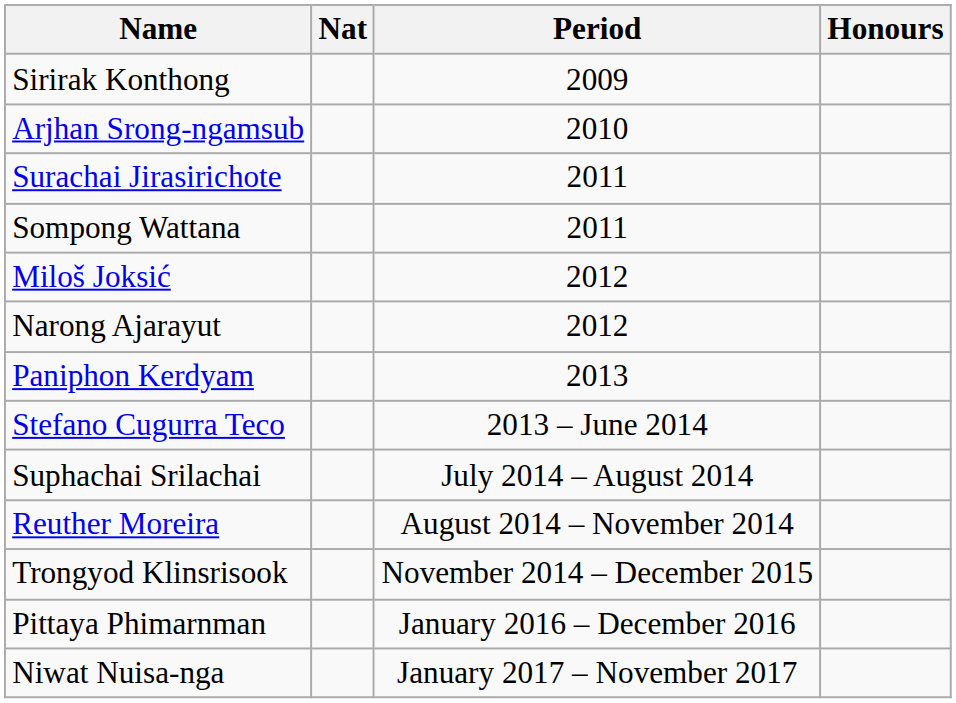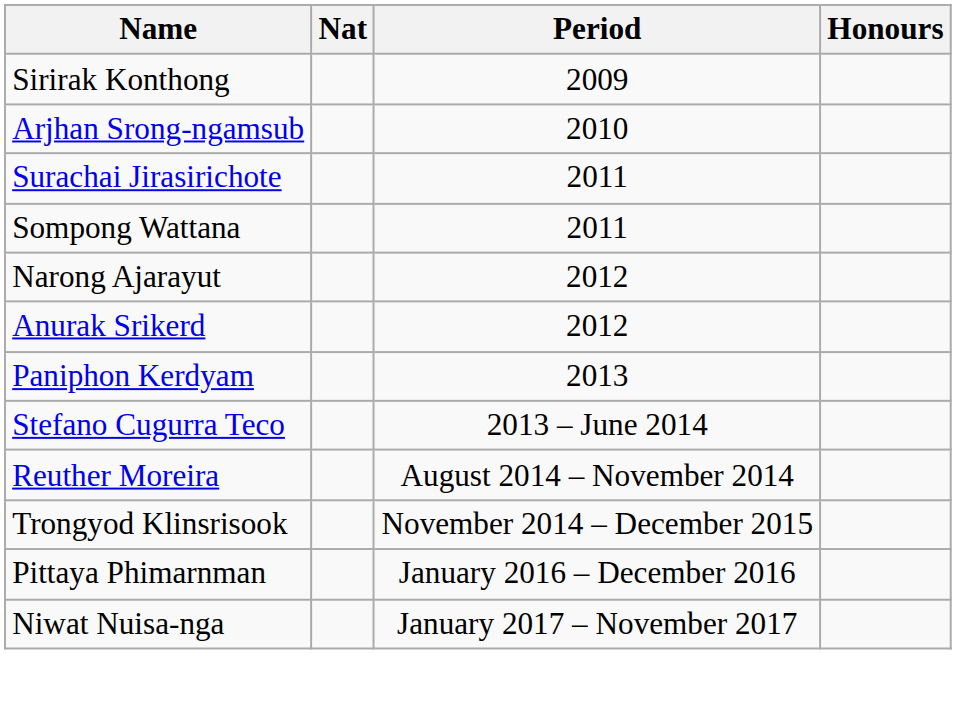- row: (91, 276)
+ row: (109, 326)
- row: (136, 474)
